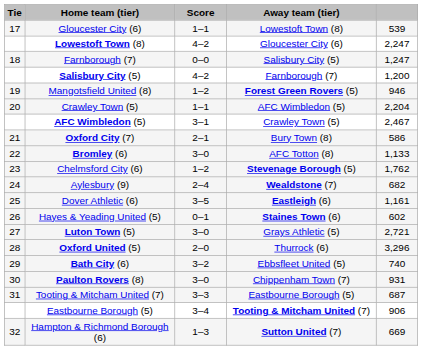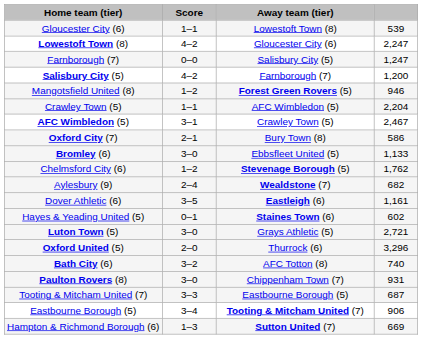- column: (15, 13)
(301, 154) AFC Totton (8) -> (295, 154) Ebbsfleet United (5)
(301, 264) Ebbsfleet United (5) -> (295, 264) AFC Totton (8)
